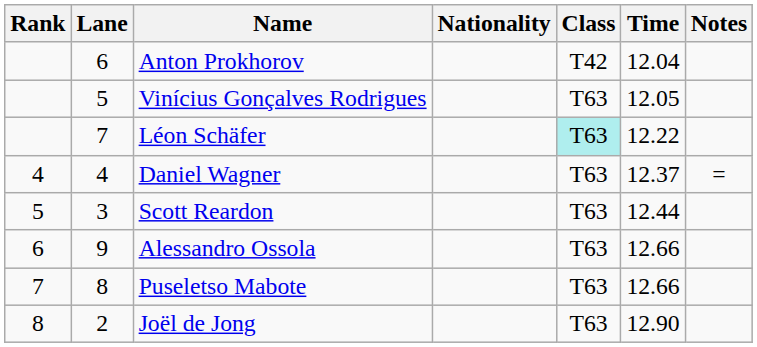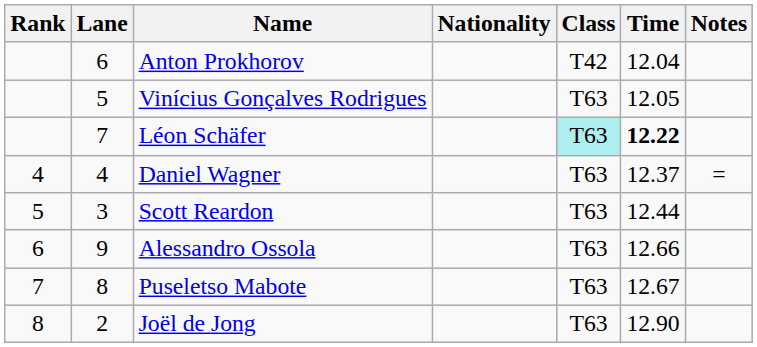(653, 135) normal -> (653, 135) bold
(653, 286) 12.66 -> (653, 286) 12.67
